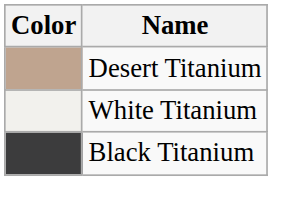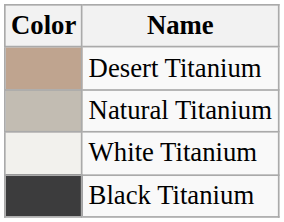+ row: (180, 110)
